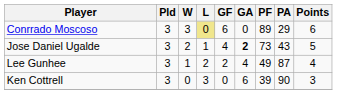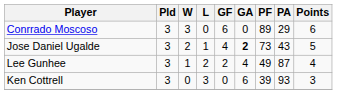(206, 30) khaki background -> (206, 30) no background
(284, 81) 90 -> (284, 81) 93
